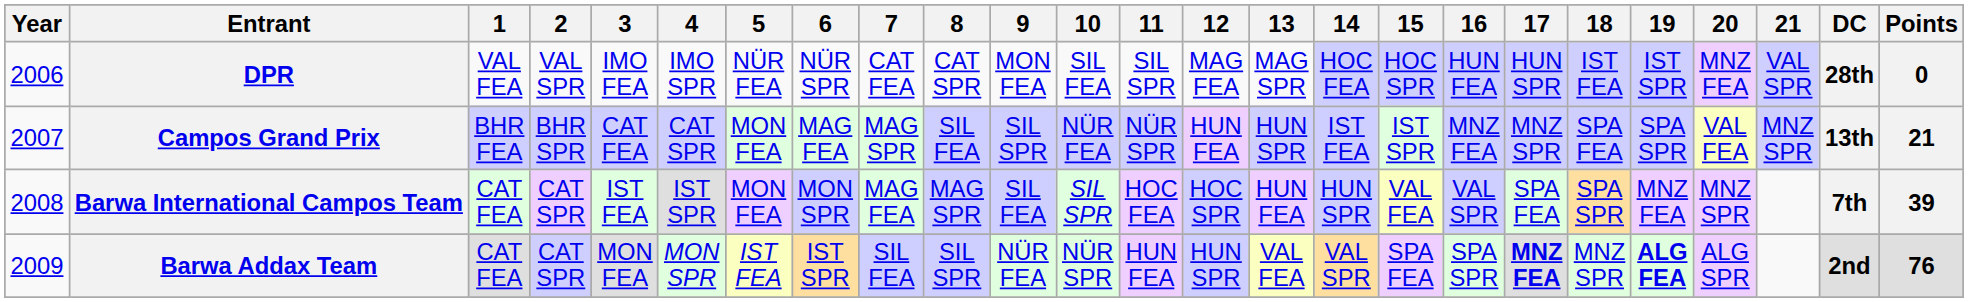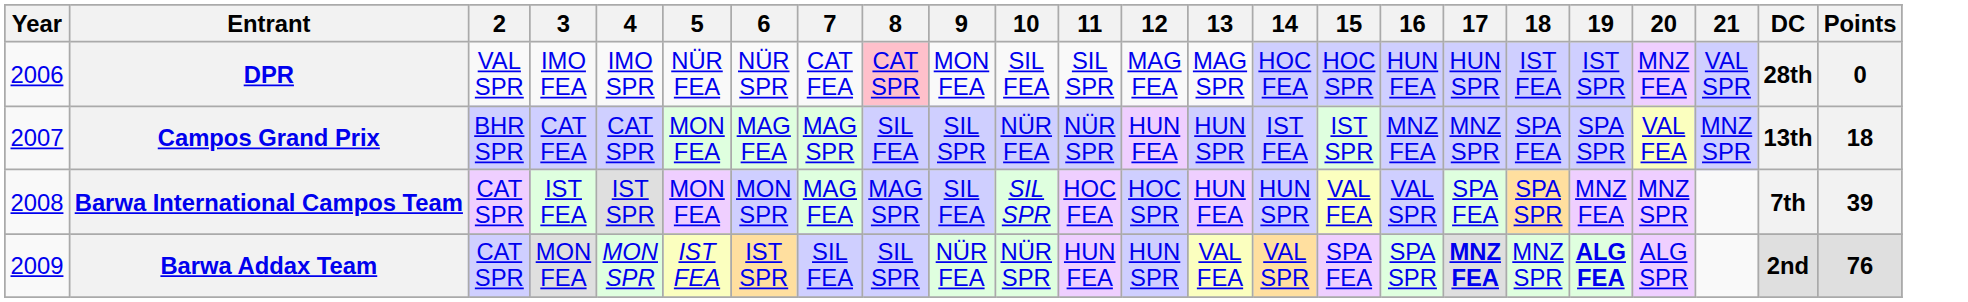- column: (499, 23)
(957, 74) no background -> (895, 74) pink background
(1922, 138) 21 -> (1860, 138) 18
